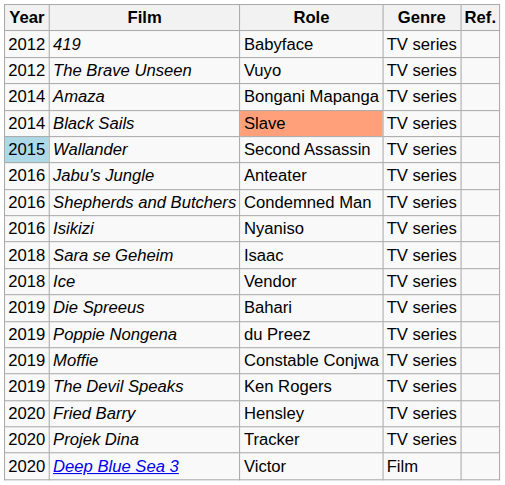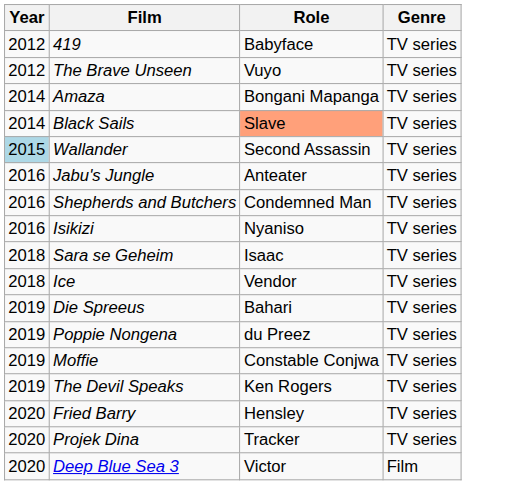- column: (480, 17)
